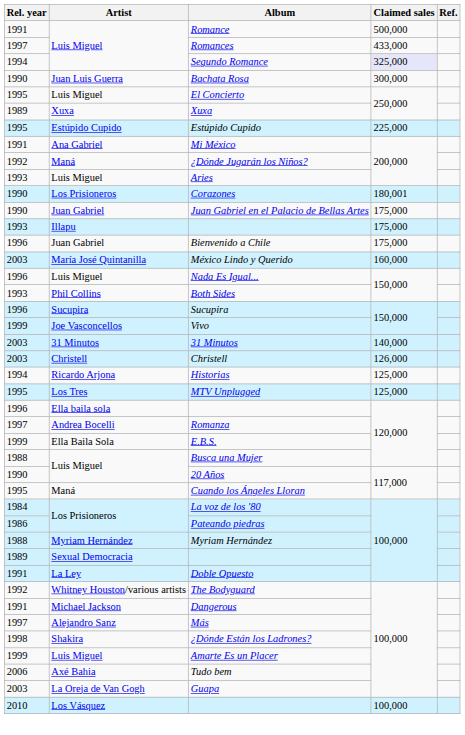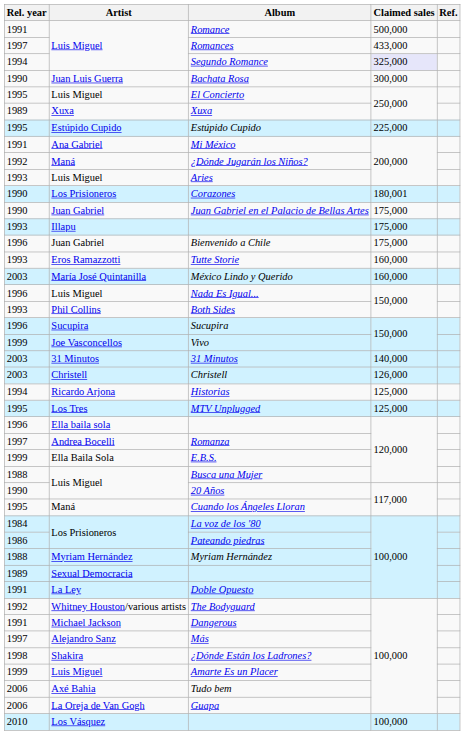+ row: (86, 260)
(17, 688) 2003 -> (17, 705) 2006
